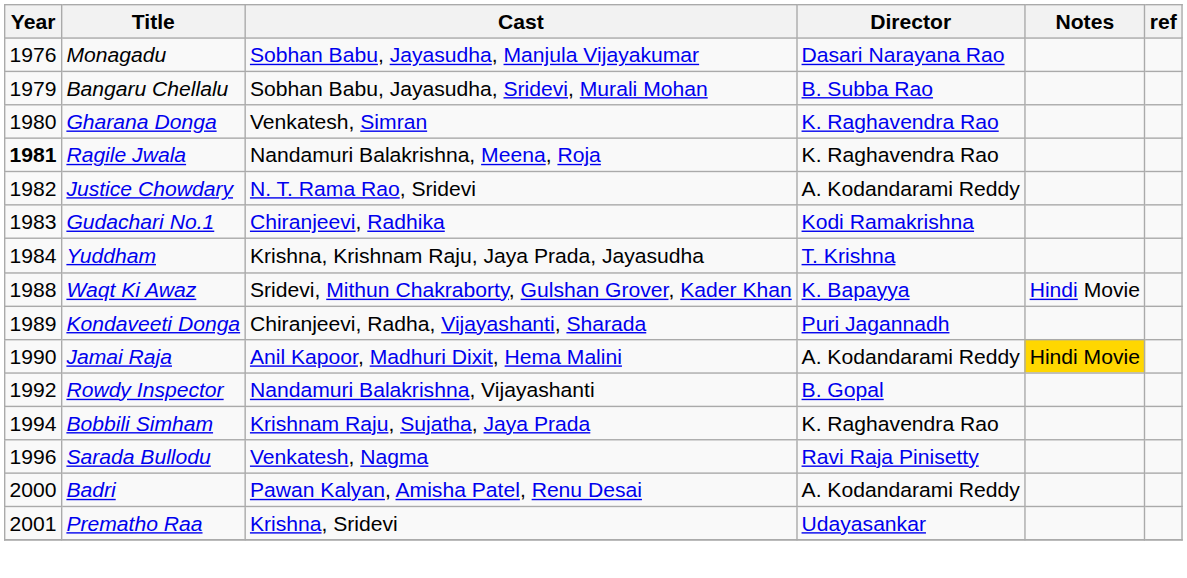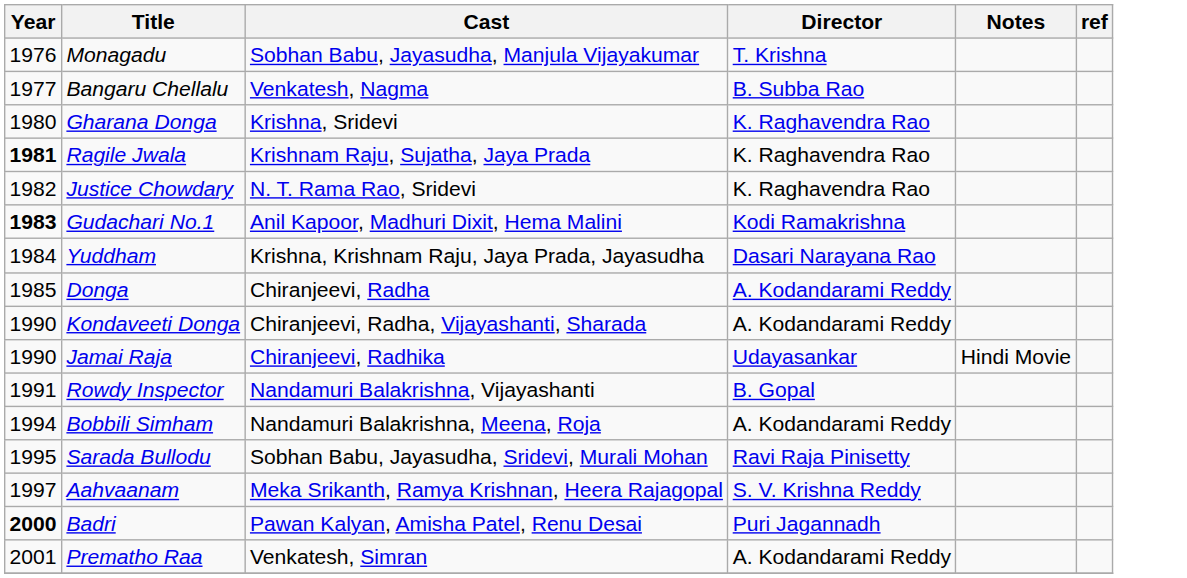(903, 55) Dasari Narayana Rao -> (780, 55) T. Krishna
(33, 88) 1979 -> (33, 88) 1977
(479, 88) Sobhan Babu, Jayasudha, Sridevi, Murali Mohan -> (339, 88) Venkatesh, Nagma
(339, 122) Venkatesh, Simran -> (324, 122) Krishna, Sridevi
(425, 155) Nandamuri Balakrishna, Meena, Roja -> (420, 155) Krishnam Raju, Sujatha, Jaya Prada
(911, 189) A. Kodandarami Reddy -> (831, 189) K. Raghavendra Rao
(33, 222) normal -> (33, 222) bold
(347, 222) Chiranjeevi, Radhika -> (436, 222) Anil Kapoor, Madhuri Dixit, Hema Malini
(848, 256) T. Krishna -> (834, 256) Dasari Narayana Rao
+ row: (98, 289)
- row: (131, 289)
(33, 323) 1989 -> (33, 323) 1990
(876, 323) Puri Jagannadh -> (842, 323) A. Kodandarami Reddy
(436, 356) Anil Kapoor, Madhuri Dixit, Hema Malini -> (347, 356) Chiranjeevi, Radhika
(911, 356) A. Kodandarami Reddy -> (795, 356) Udayasankar
(1085, 356) gold background -> (1016, 356) no background
(33, 390) 1992 -> (33, 390) 1991
(420, 423) Krishnam Raju, Sujatha, Jaya Prada -> (425, 423) Nandamuri Balakrishna, Meena, Roja
(900, 423) K. Raghavendra Rao -> (842, 423) A. Kodandarami Reddy
(33, 456) 1996 -> (33, 456) 1995
(339, 456) Venkatesh, Nagma -> (479, 456) Sobhan Babu, Jayasudha, Sridevi, Murali Mohan
+ row: (123, 490)
(33, 490) normal -> (33, 523) bold
(911, 490) A. Kodandarami Reddy -> (807, 523) Puri Jagannadh
(324, 523) Krishna, Sridevi -> (339, 557) Venkatesh, Simran
(864, 523) Udayasankar -> (842, 557) A. Kodandarami Reddy
